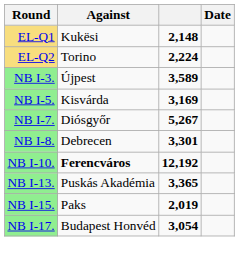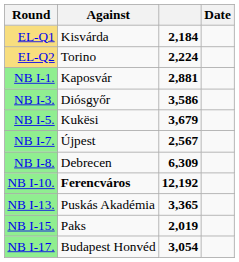(80, 36) Kukësi -> (85, 36) Kisvárda
(183, 36) 2,148 -> (183, 36) 2,184
+ row: (34, 78)
(78, 78) Újpest -> (86, 99) Diósgyőr
(183, 78) 3,589 -> (183, 99) 3,586
(85, 99) Kisvárda -> (80, 120) Kukësi
(183, 99) 3,169 -> (183, 120) 3,679
(86, 120) Diósgyőr -> (78, 141) Újpest
(183, 120) 5,267 -> (183, 141) 2,567
(183, 141) 3,301 -> (183, 162) 6,309
